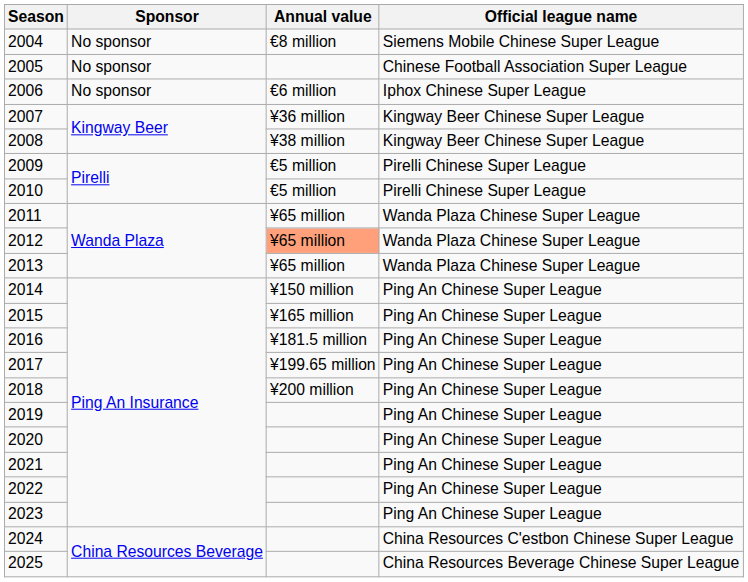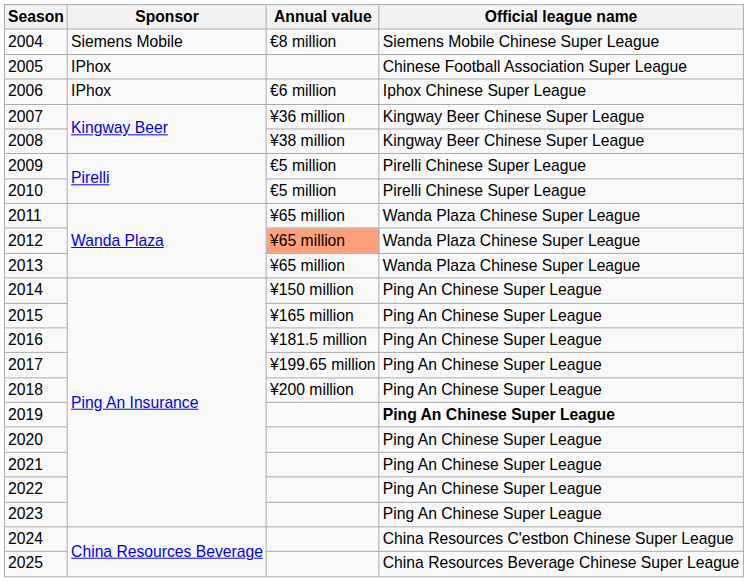(111, 41) No sponsor -> (127, 41) Siemens Mobile
(111, 66) No sponsor -> (91, 66) IPhox
(111, 91) No sponsor -> (91, 91) IPhox
(492, 414) normal -> (499, 414) bold
